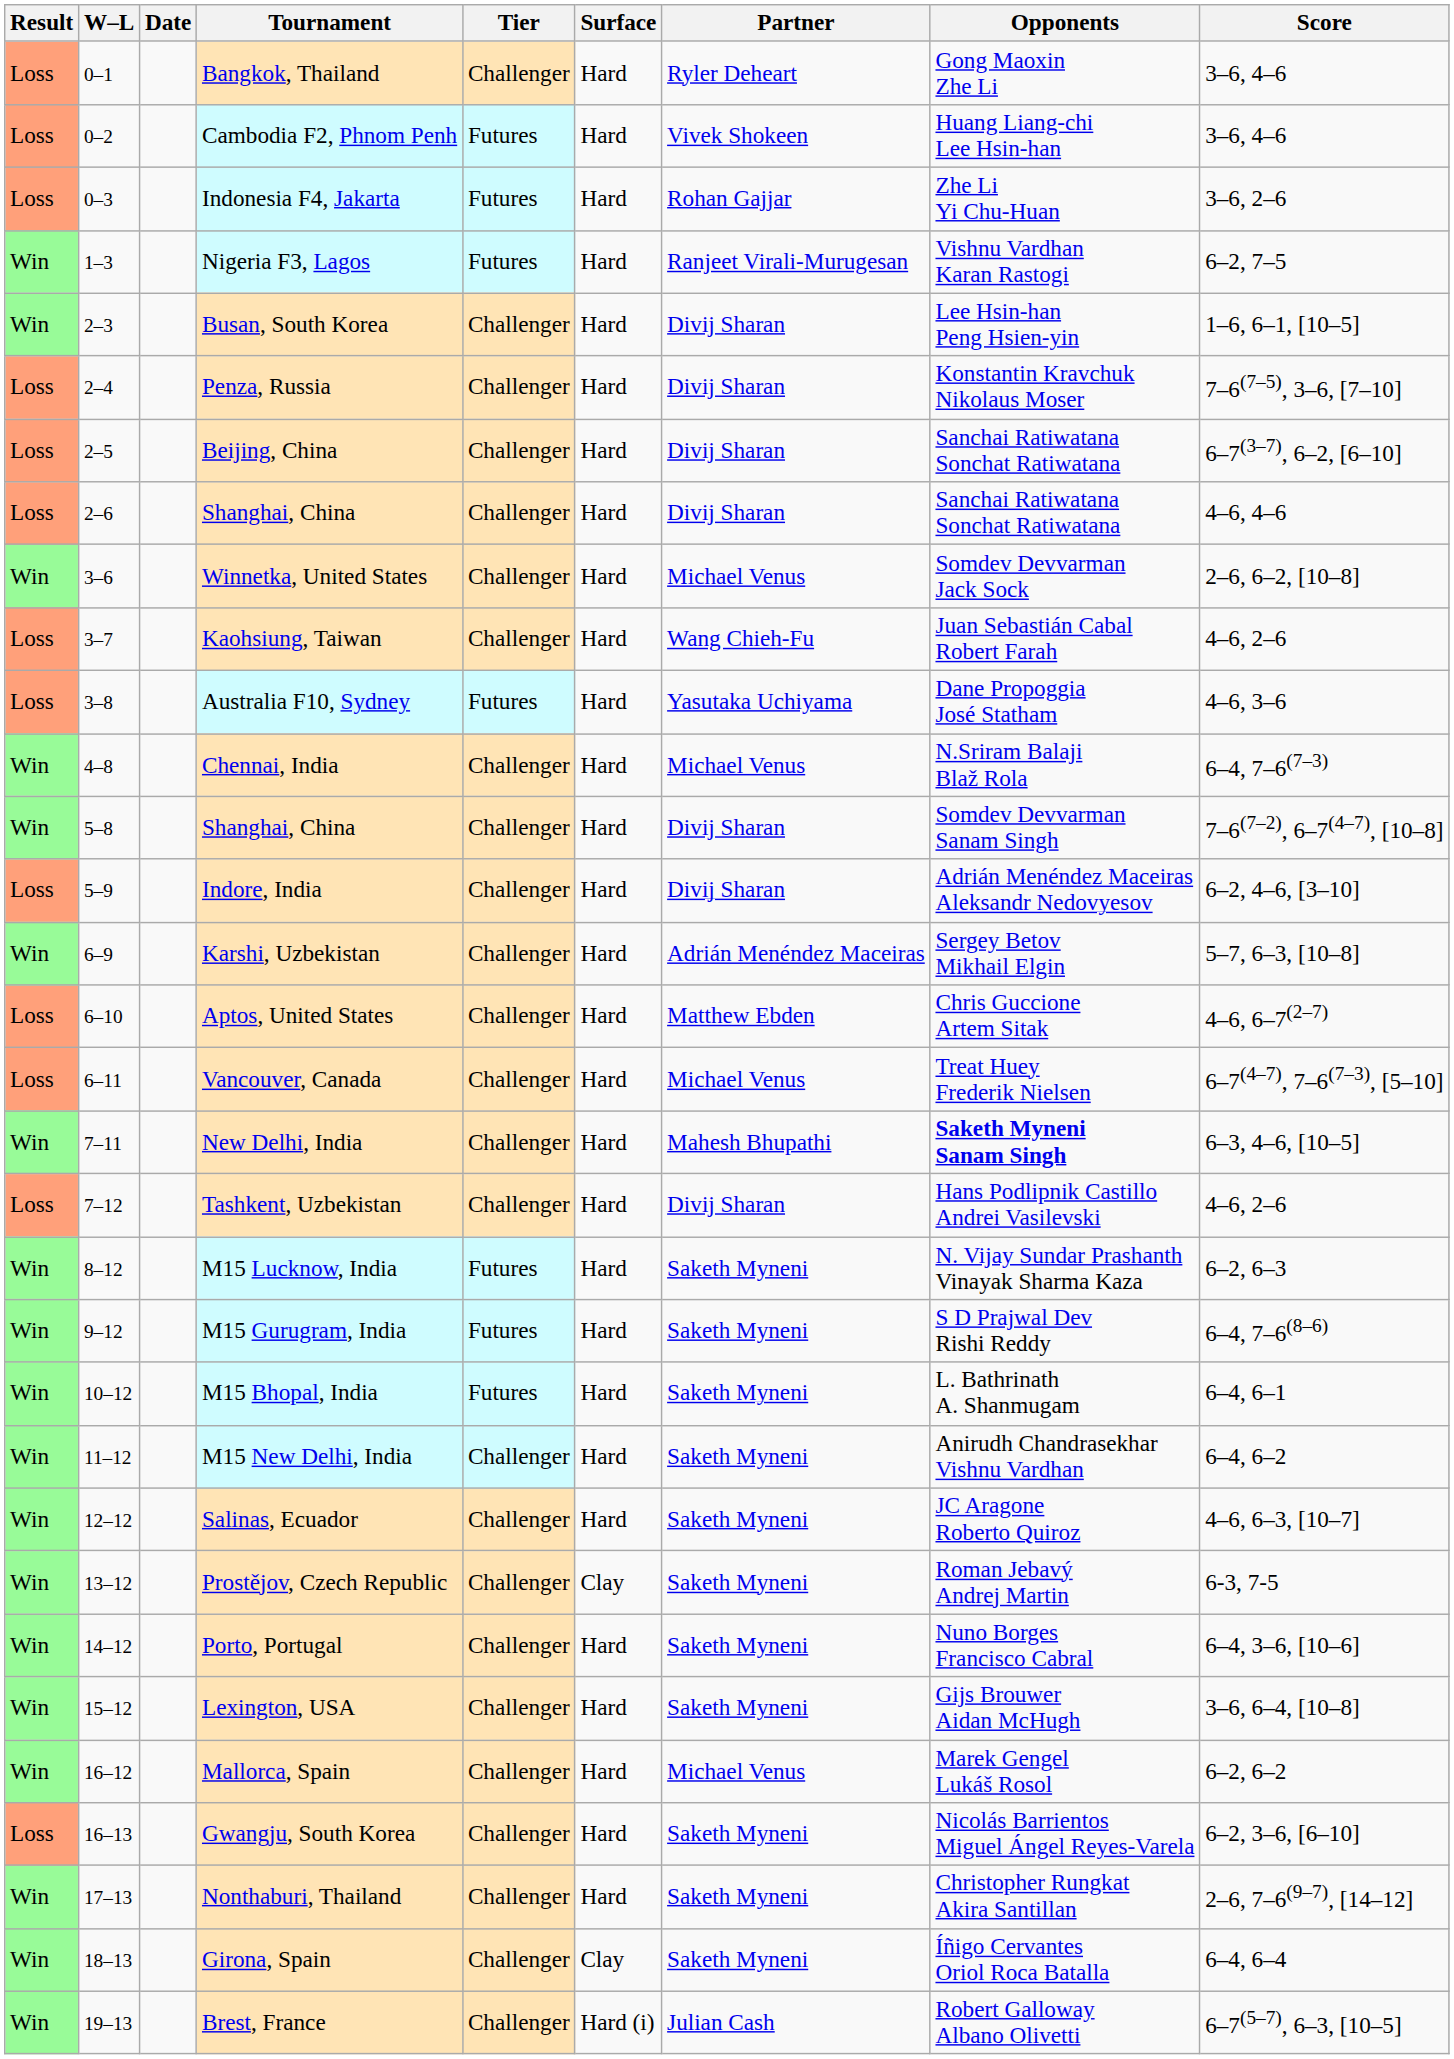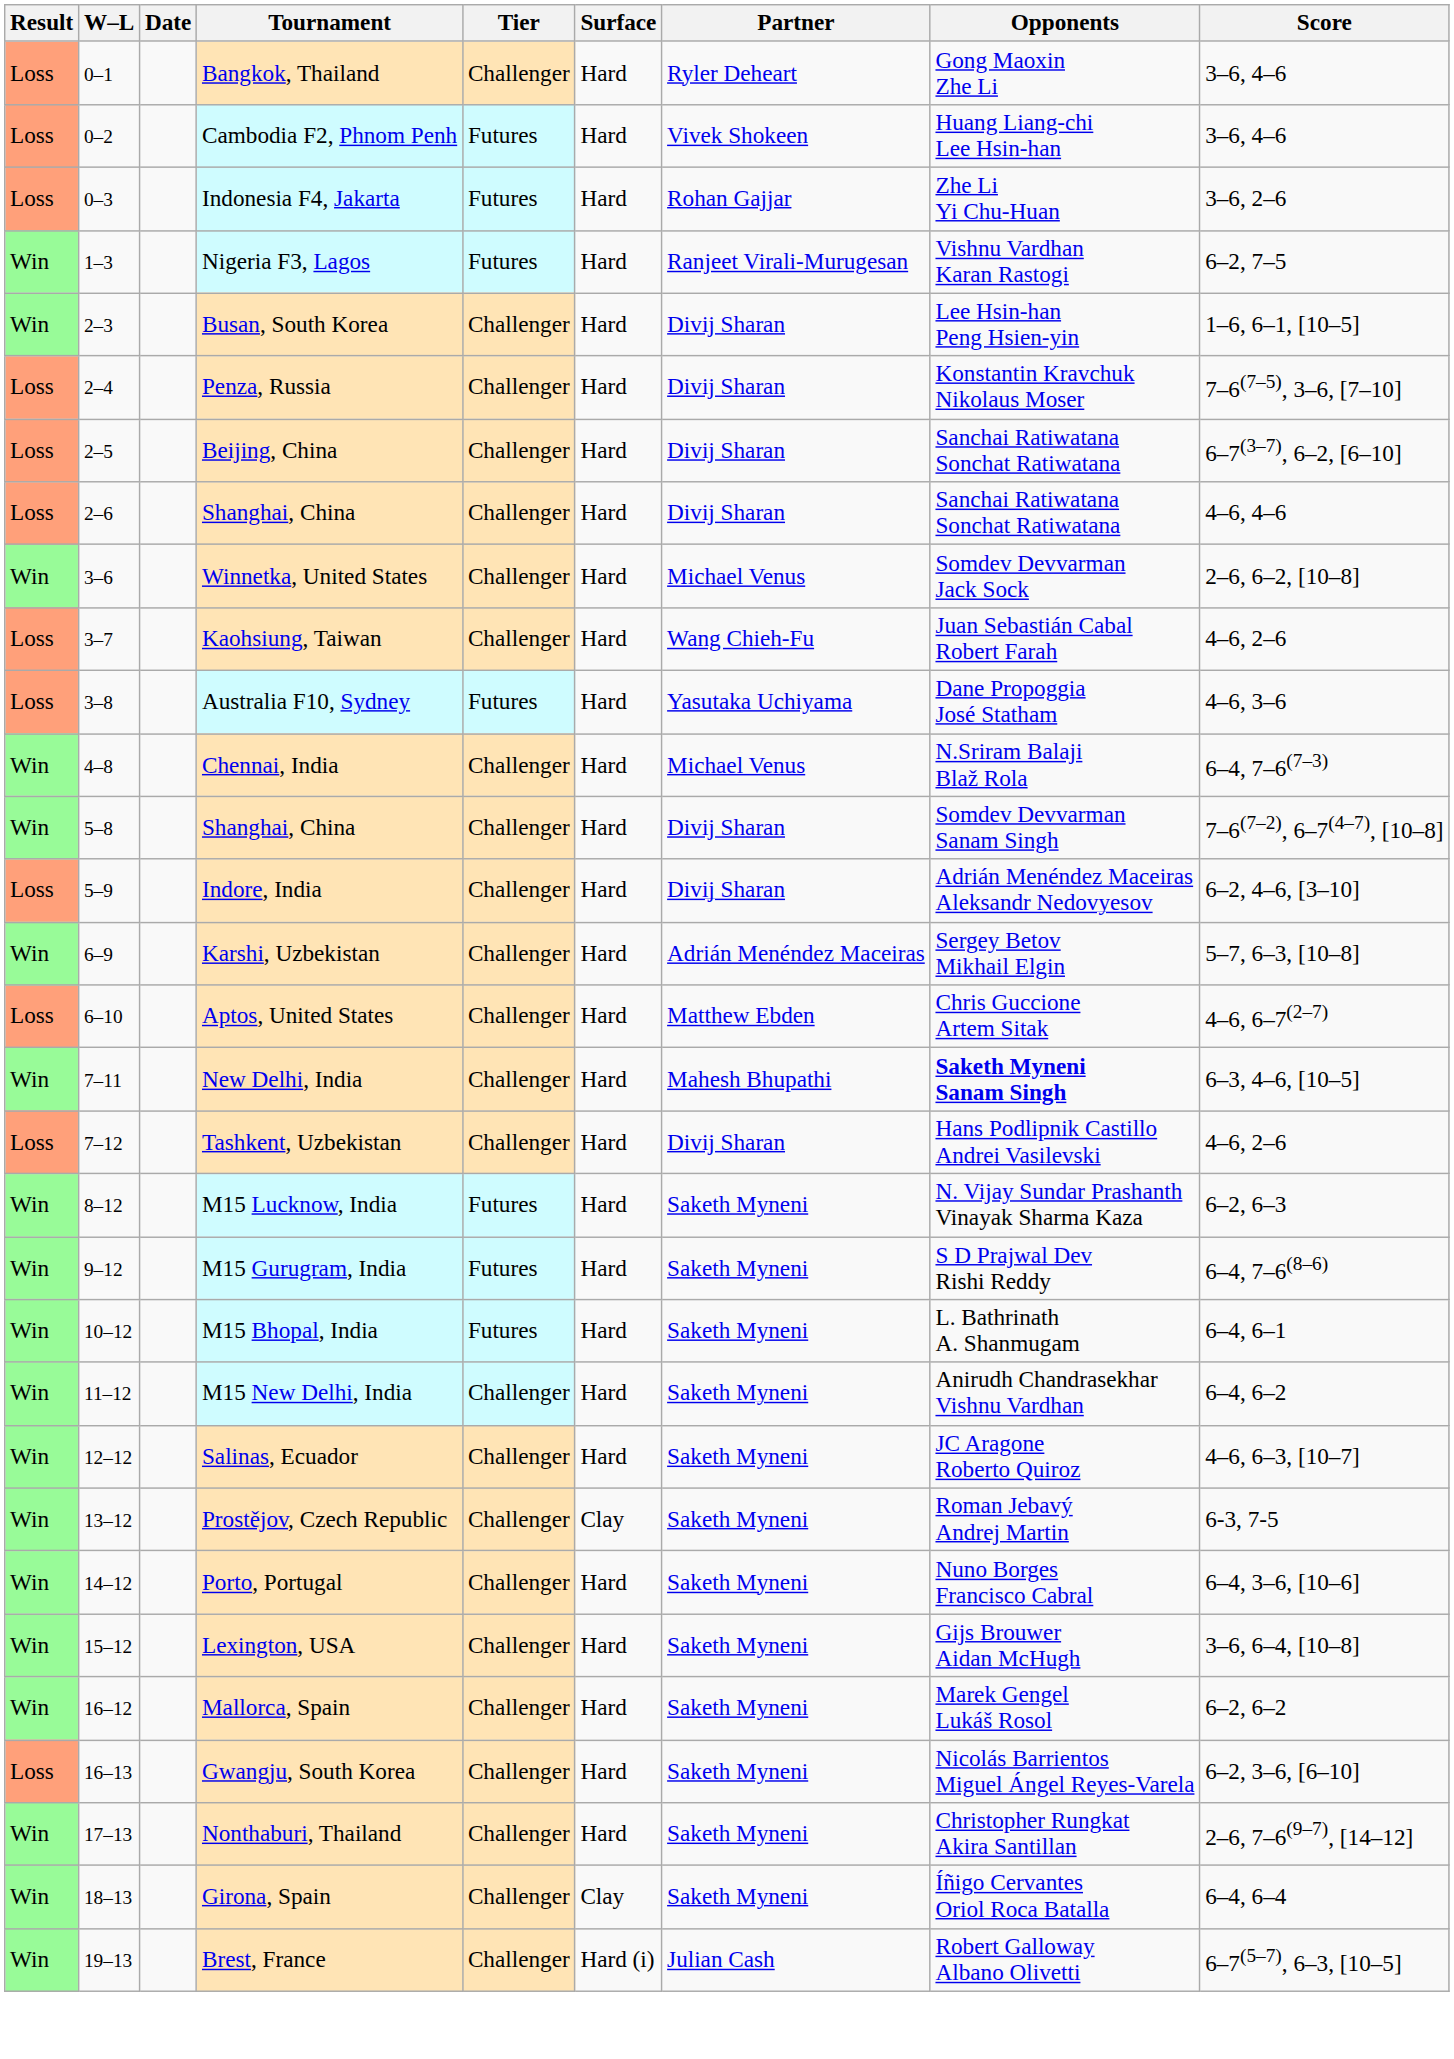- row: (103, 1080)
(736, 1770) Michael Venus -> (738, 1707) Saketh Myneni
